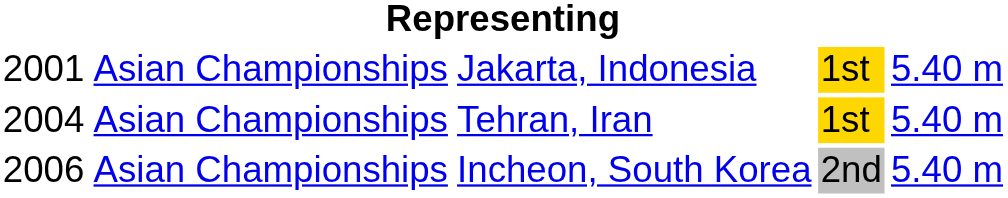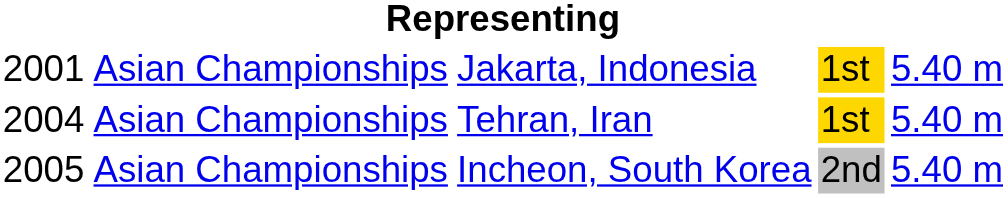(44, 169) 2006 -> (44, 169) 2005
